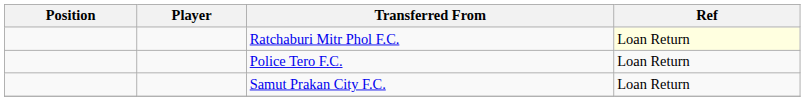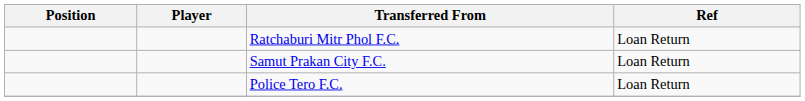(654, 38) lightyellow background -> (654, 38) no background
rows swapped: (318, 84) <-> (296, 61)
